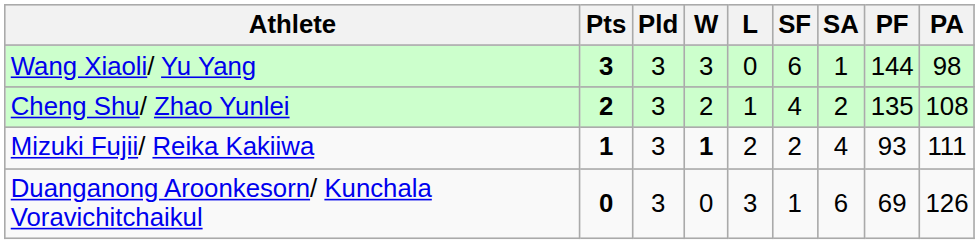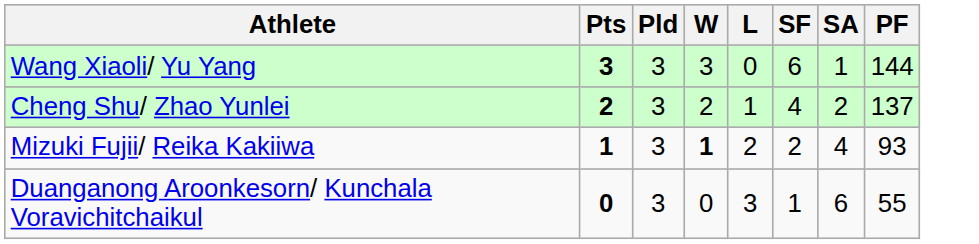- column: (947, 24)
(892, 106) 135 -> (892, 106) 137
(892, 202) 69 -> (892, 202) 55
